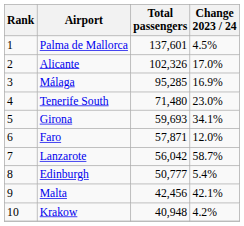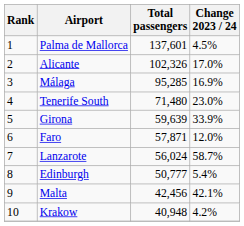(171, 119) 59,693 -> (171, 119) 59,639
(208, 119) 34.1% -> (208, 119) 33.9%
(171, 156) 56,042 -> (171, 156) 56,024
